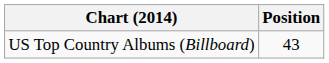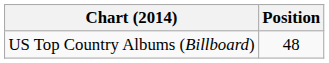(291, 44) 43 -> (291, 44) 48
